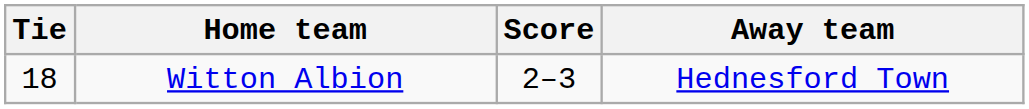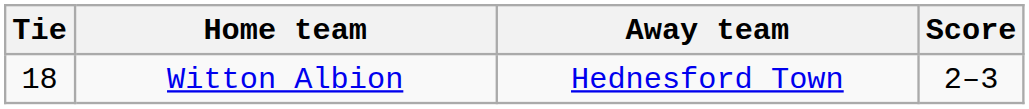columns swapped: (549, 30) <-> (813, 30)
